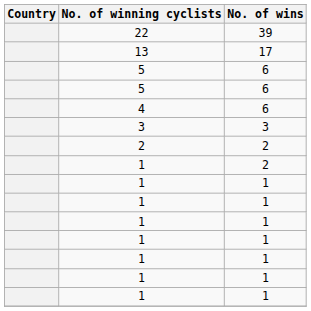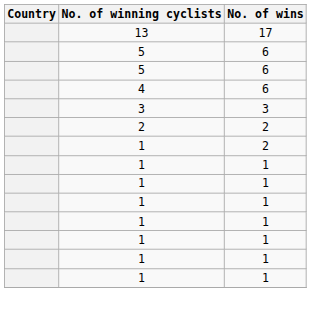- row: (142, 33)
